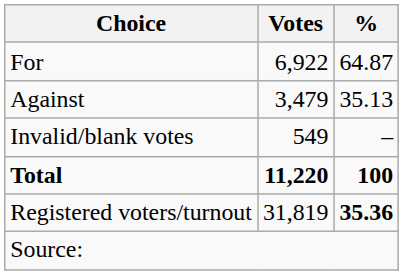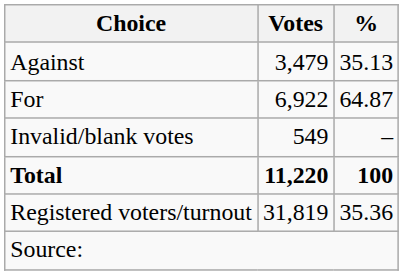rows swapped: (27, 61) <-> (47, 99)
(366, 212) bold -> (366, 212) normal
